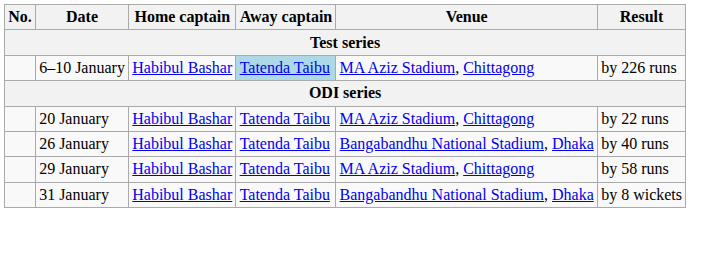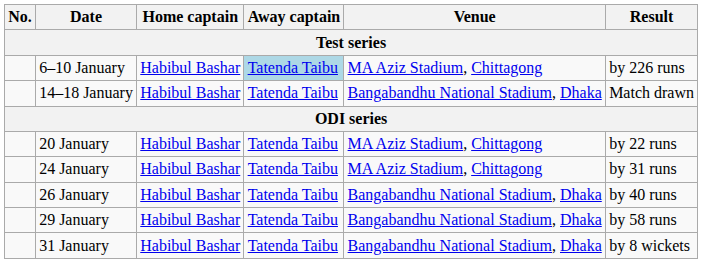+ row: (86, 93)
+ row: (74, 169)
(437, 169) MA Aziz Stadium, Chittagong -> (475, 220) Bangabandhu National Stadium, Dhaka
